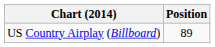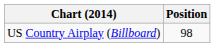(187, 33) 89 -> (187, 33) 98
